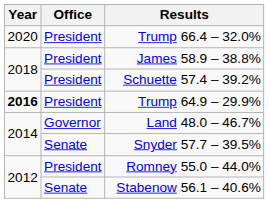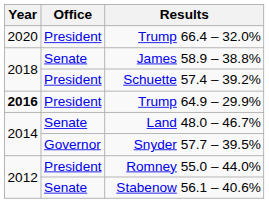(73, 58) President -> (66, 58) Senate
(72, 123) Governor -> (66, 123) Senate
(66, 144) Senate -> (72, 144) Governor
